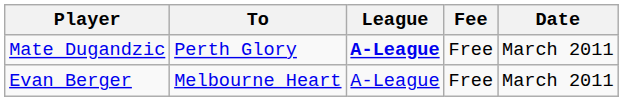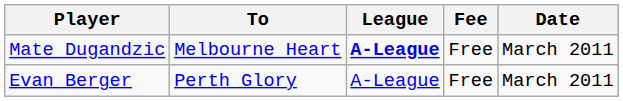(236, 50) Perth Glory -> (258, 50) Melbourne Heart
(258, 80) Melbourne Heart -> (236, 80) Perth Glory
